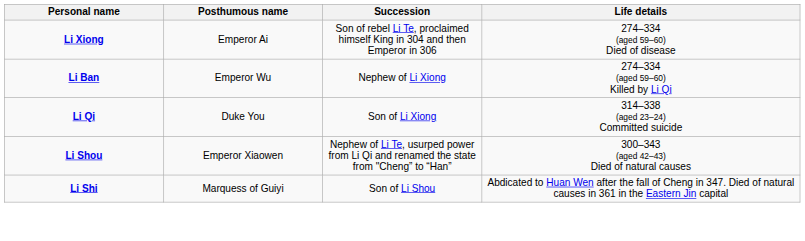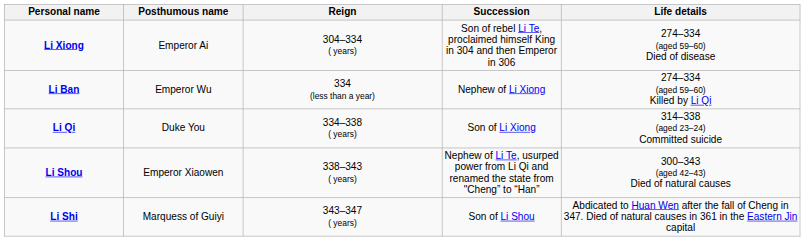+ column: (342, 12)
